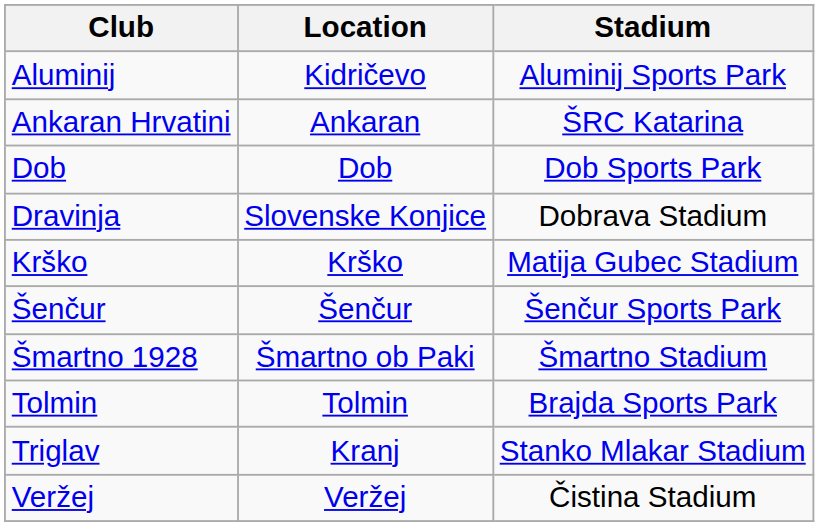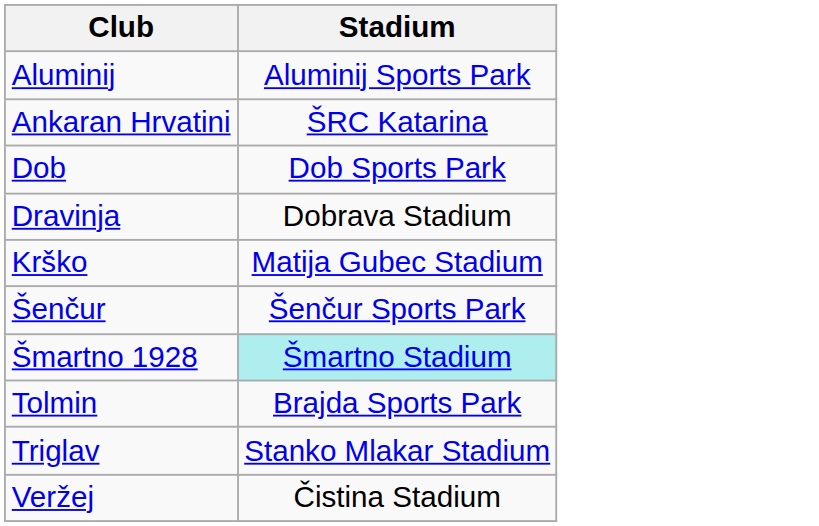- column: (365, 27)
(653, 356) no background -> (397, 356) paleturquoise background
